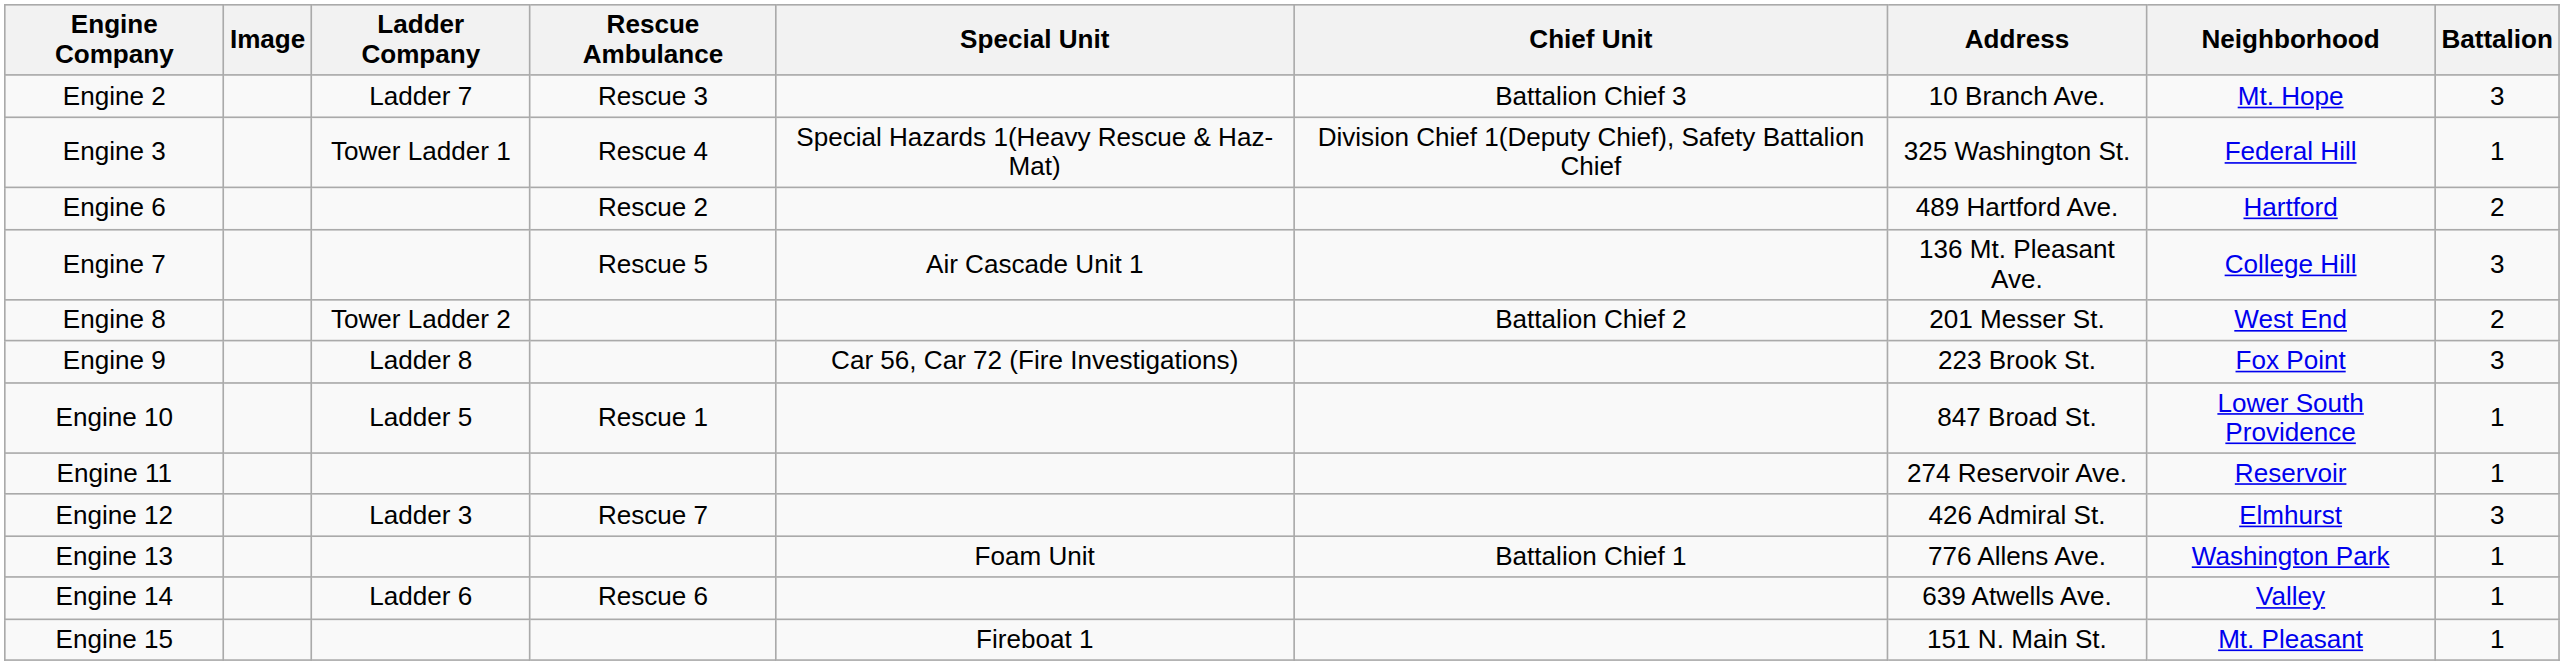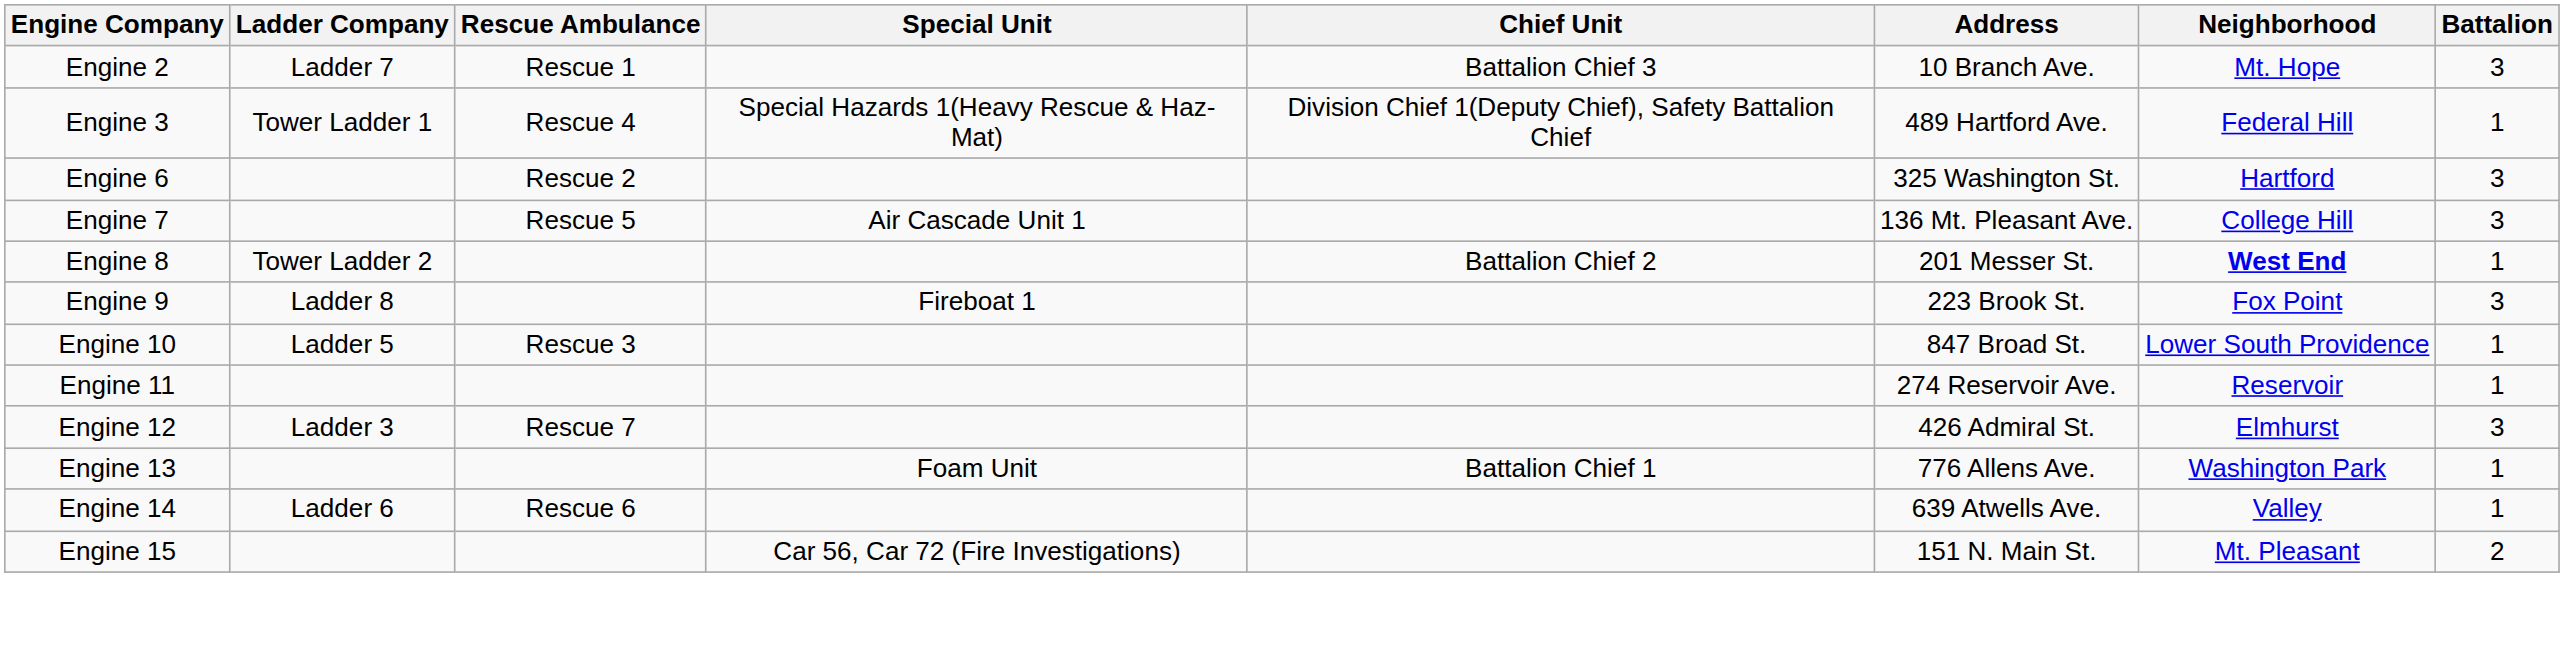- column: (268, 39)
(653, 95) Rescue 3 -> (581, 66) Rescue 1
(2017, 151) 325 Washington St. -> (2007, 122) 489 Hartford Ave.
(2017, 207) 489 Hartford Ave. -> (2007, 178) 325 Washington St.
(2497, 207) 2 -> (2497, 178) 3
(2291, 320) normal -> (2287, 261) bold
(2497, 320) 2 -> (2497, 261) 1
(1035, 361) Car 56, Car 72 (Fire Investigations) -> (977, 302) Fireboat 1
(653, 417) Rescue 1 -> (581, 344) Rescue 3
(1035, 638) Fireboat 1 -> (977, 550) Car 56, Car 72 (Fire Investigations)
(2497, 638) 1 -> (2497, 550) 2
